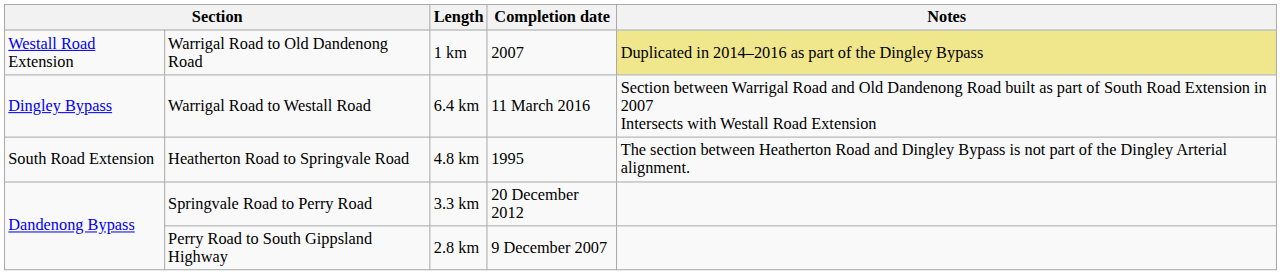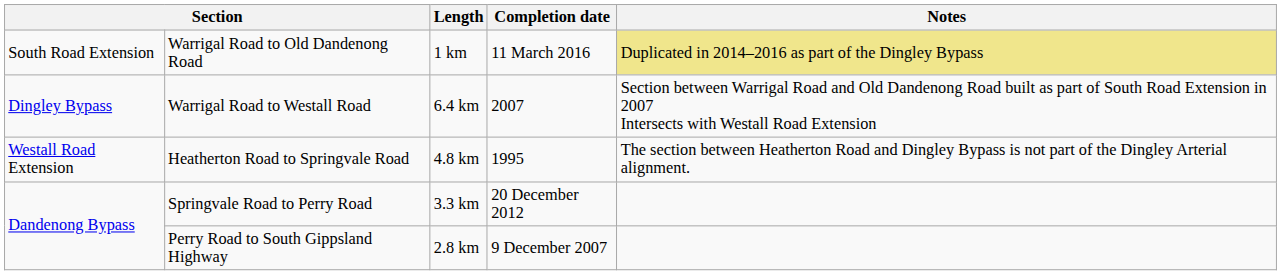(52, 52) Westall Road Extension -> (81, 52) South Road Extension
(507, 52) 2007 -> (541, 52) 11 March 2016
(541, 105) 11 March 2016 -> (507, 105) 2007
(81, 159) South Road Extension -> (52, 159) Westall Road Extension
